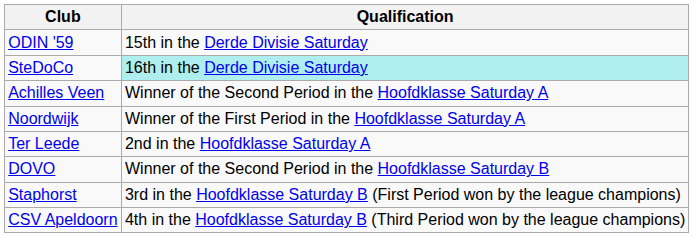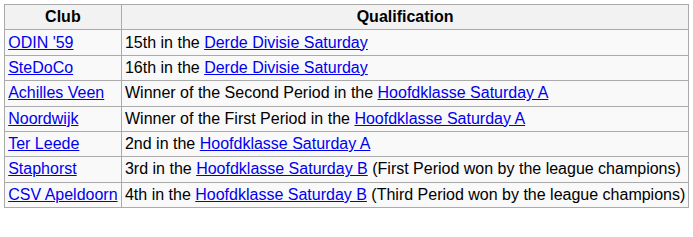(246, 67) paleturquoise background -> (246, 67) no background
- row: (32, 169)
